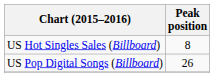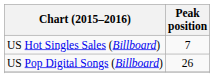(188, 44) 8 -> (188, 44) 7
